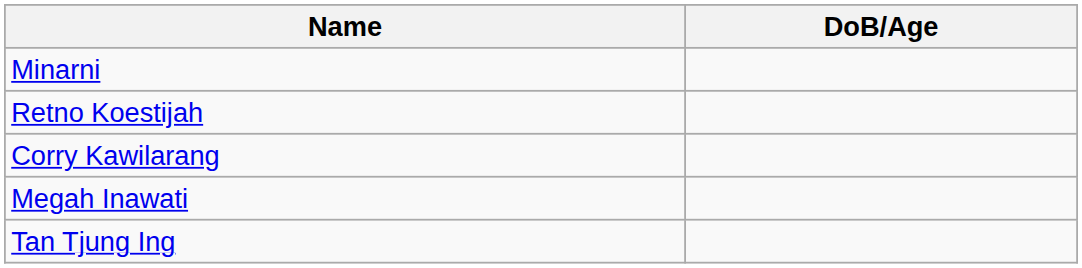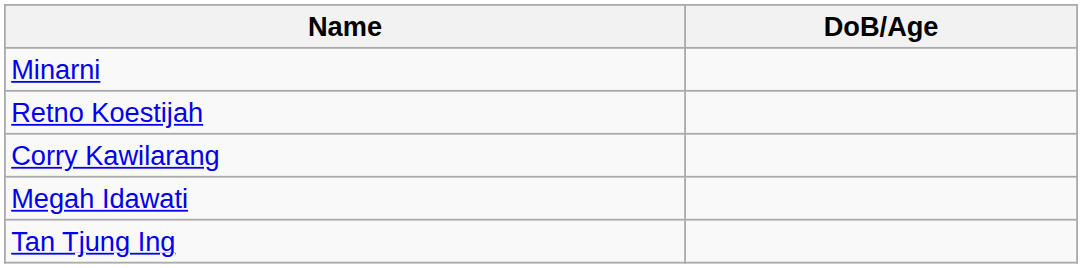+ row: (100, 199)
- row: (100, 199)
